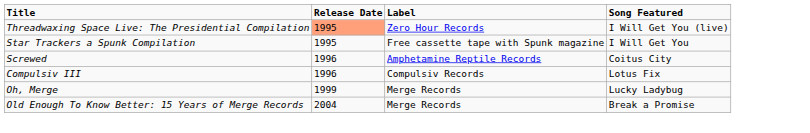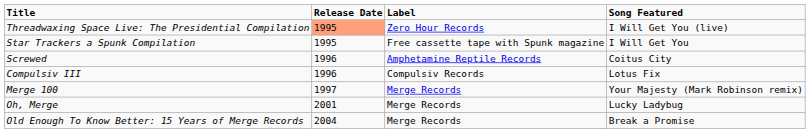+ row: (32, 89)
(325, 89) 1999 -> (325, 105) 2001
